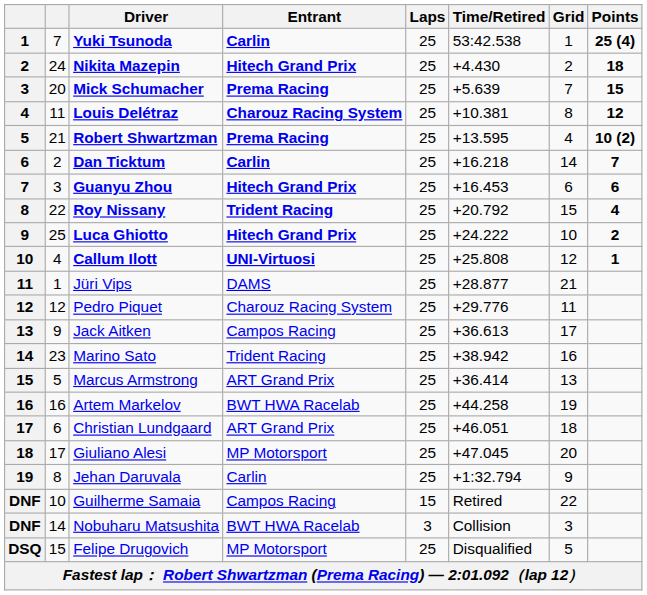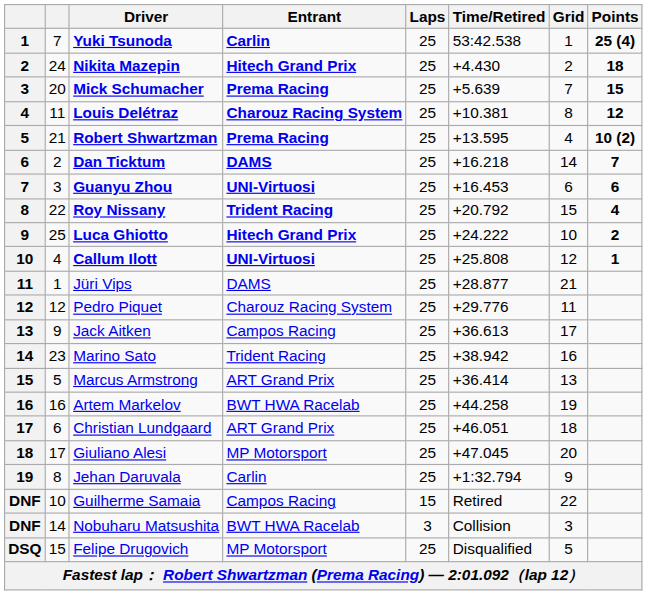(248, 162) Carlin -> (249, 162) DAMS
(291, 186) Hitech Grand Prix -> (271, 186) UNI-Virtuosi
